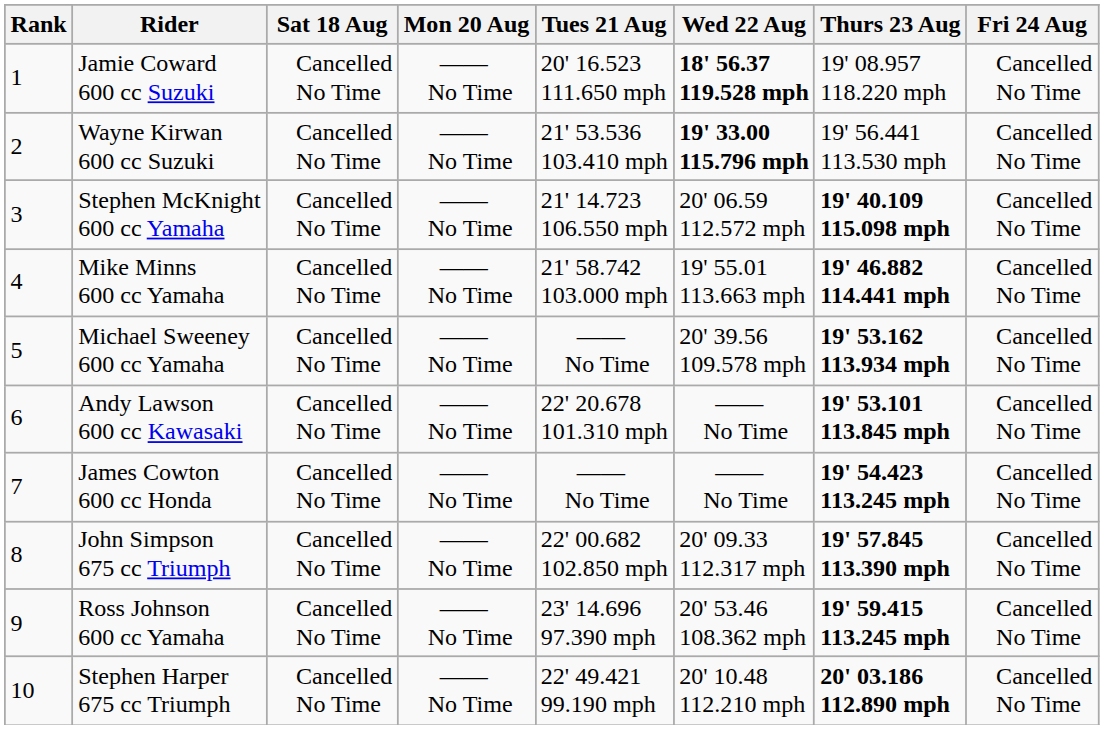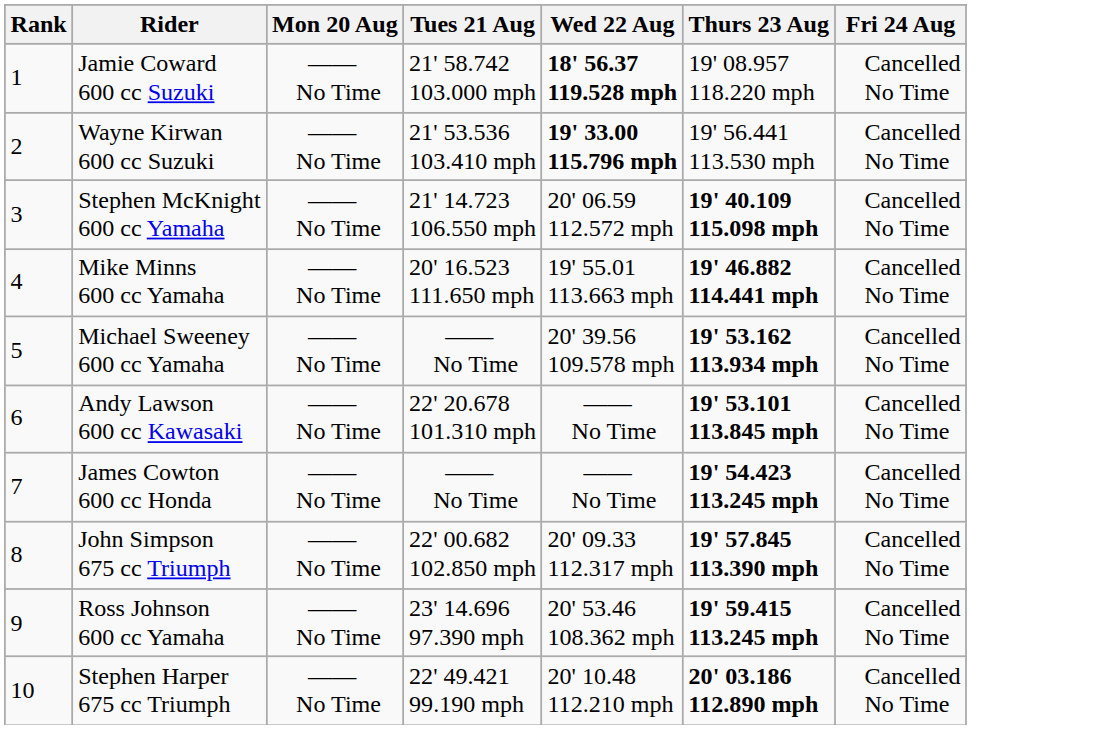- column: (332, 23)
(603, 77) 20' 16.523 111.650 mph -> (473, 77) 21' 58.742 103.000 mph
(604, 281) 21' 58.742 103.000 mph -> (472, 281) 20' 16.523 111.650 mph
